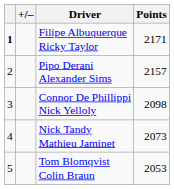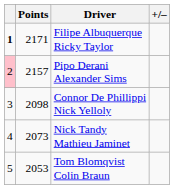columns swapped: (26, 14) <-> (152, 14)
(10, 71) no background -> (10, 71) pink background
